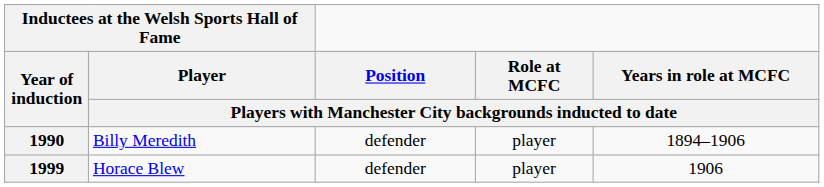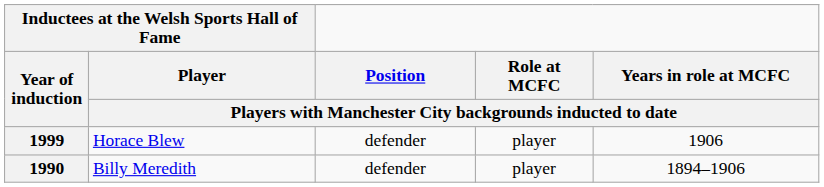rows swapped: (47, 140) <-> (47, 168)
